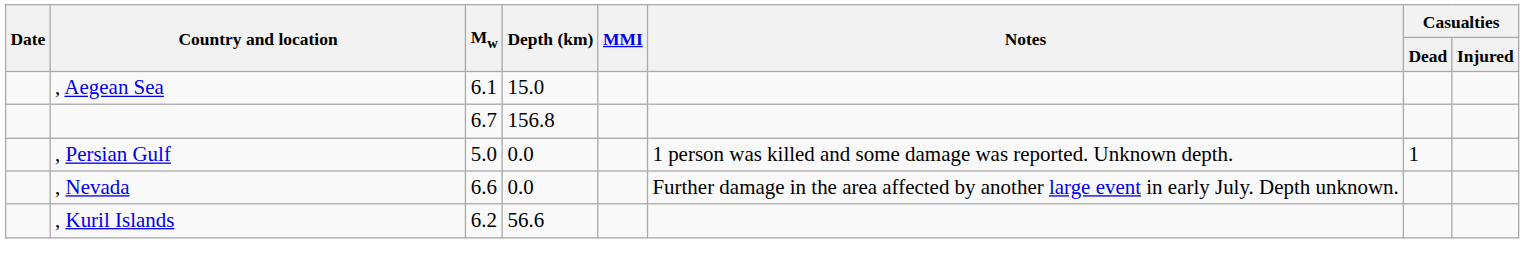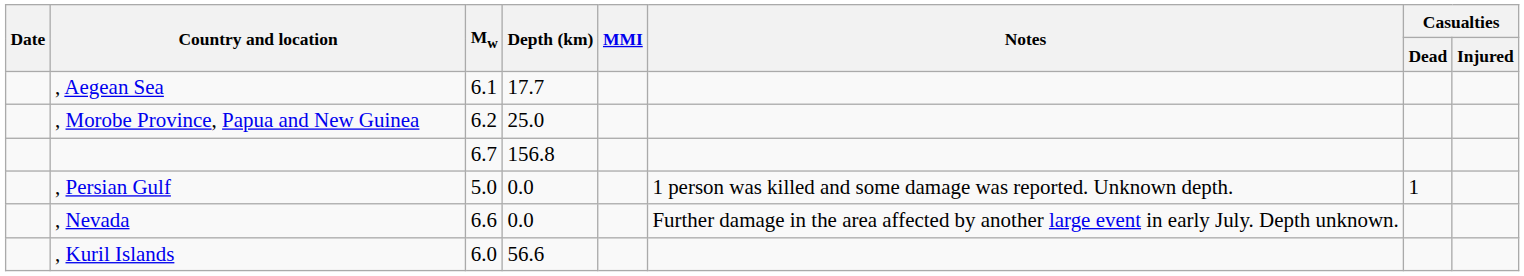(526, 87) 15.0 -> (526, 87) 17.7
+ row: (237, 120)
(484, 220) 6.2 -> (484, 253) 6.0
